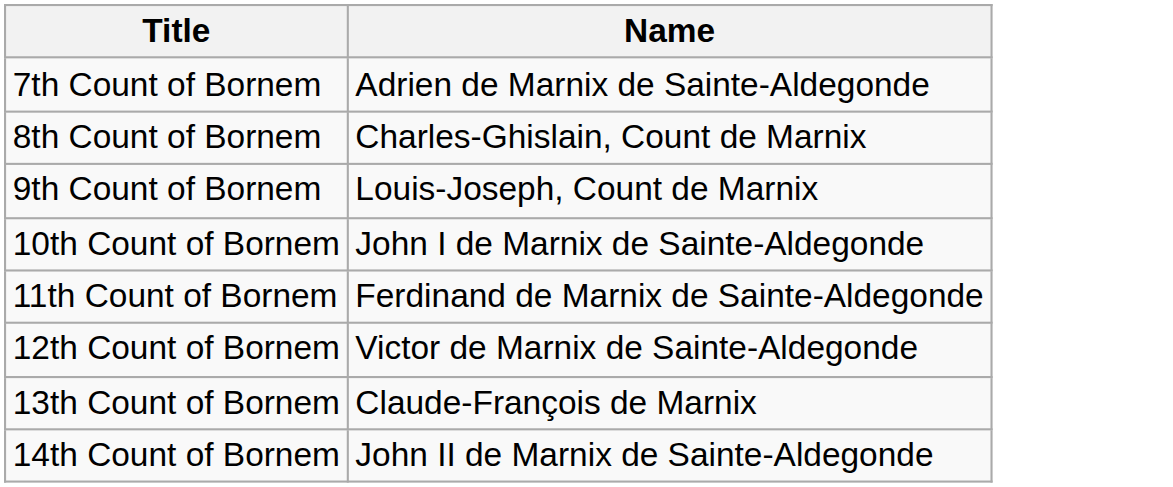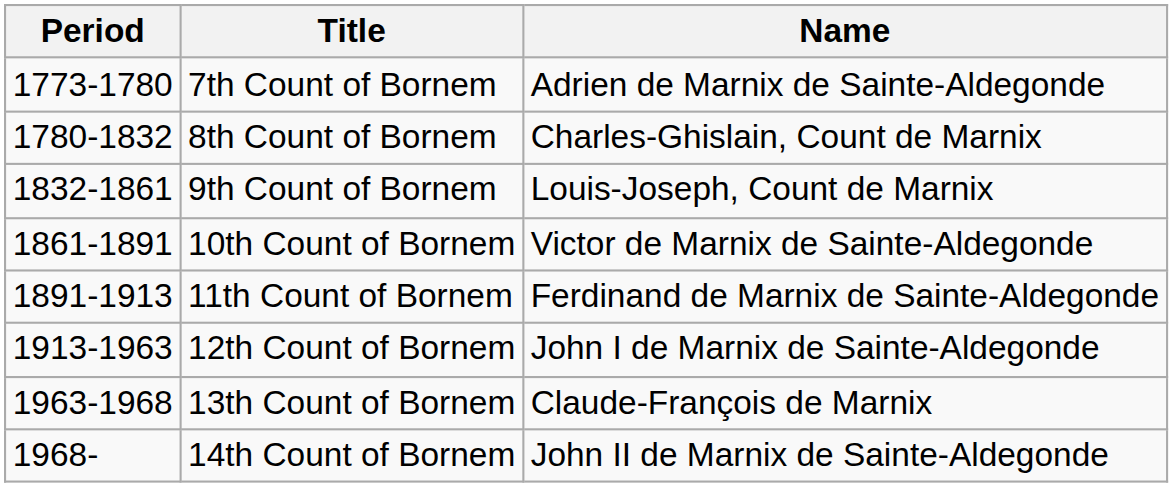+ column: (93, 31)
(640, 243) John I de Marnix de Sainte-Aldegonde -> (812, 243) Victor de Marnix de Sainte-Aldegonde
(637, 349) Victor de Marnix de Sainte-Aldegonde -> (815, 349) John I de Marnix de Sainte-Aldegonde
